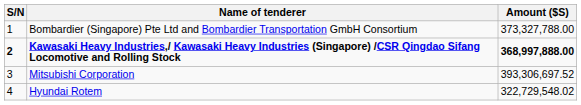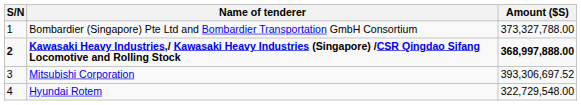(537, 91) 322,729,548.02 -> (537, 91) 322,729,548.00
